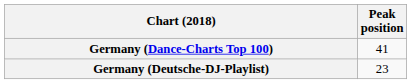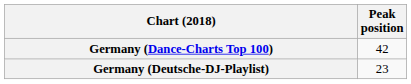(382, 48) 41 -> (382, 48) 42
